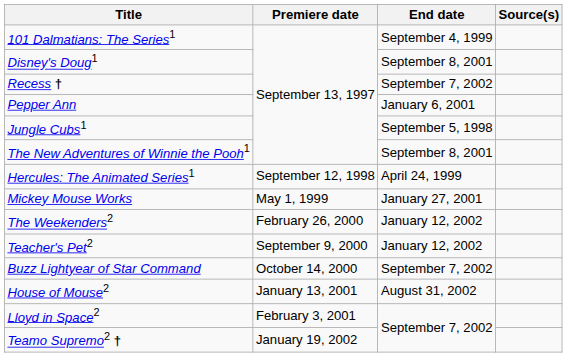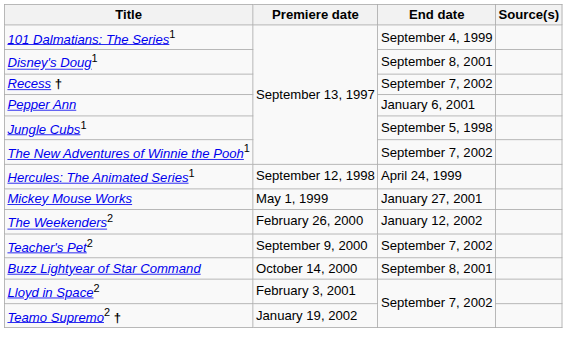(437, 152) September 8, 2001 -> (437, 152) September 7, 2002
(432, 246) January 12, 2002 -> (437, 246) September 7, 2002
(437, 268) September 7, 2002 -> (437, 268) September 8, 2001
- row: (58, 291)
